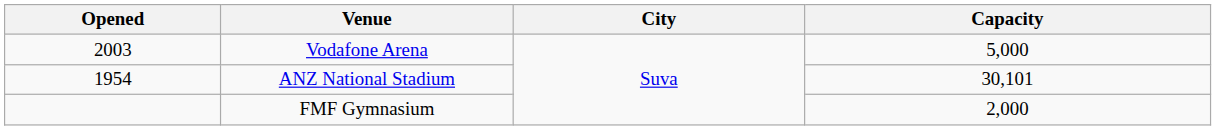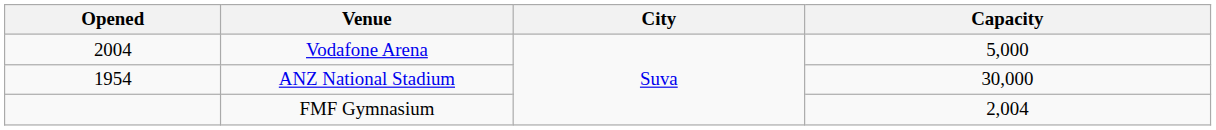(113, 49) 2003 -> (113, 49) 2004
(1007, 79) 30,101 -> (1007, 79) 30,000
(1007, 109) 2,000 -> (1007, 109) 2,004
